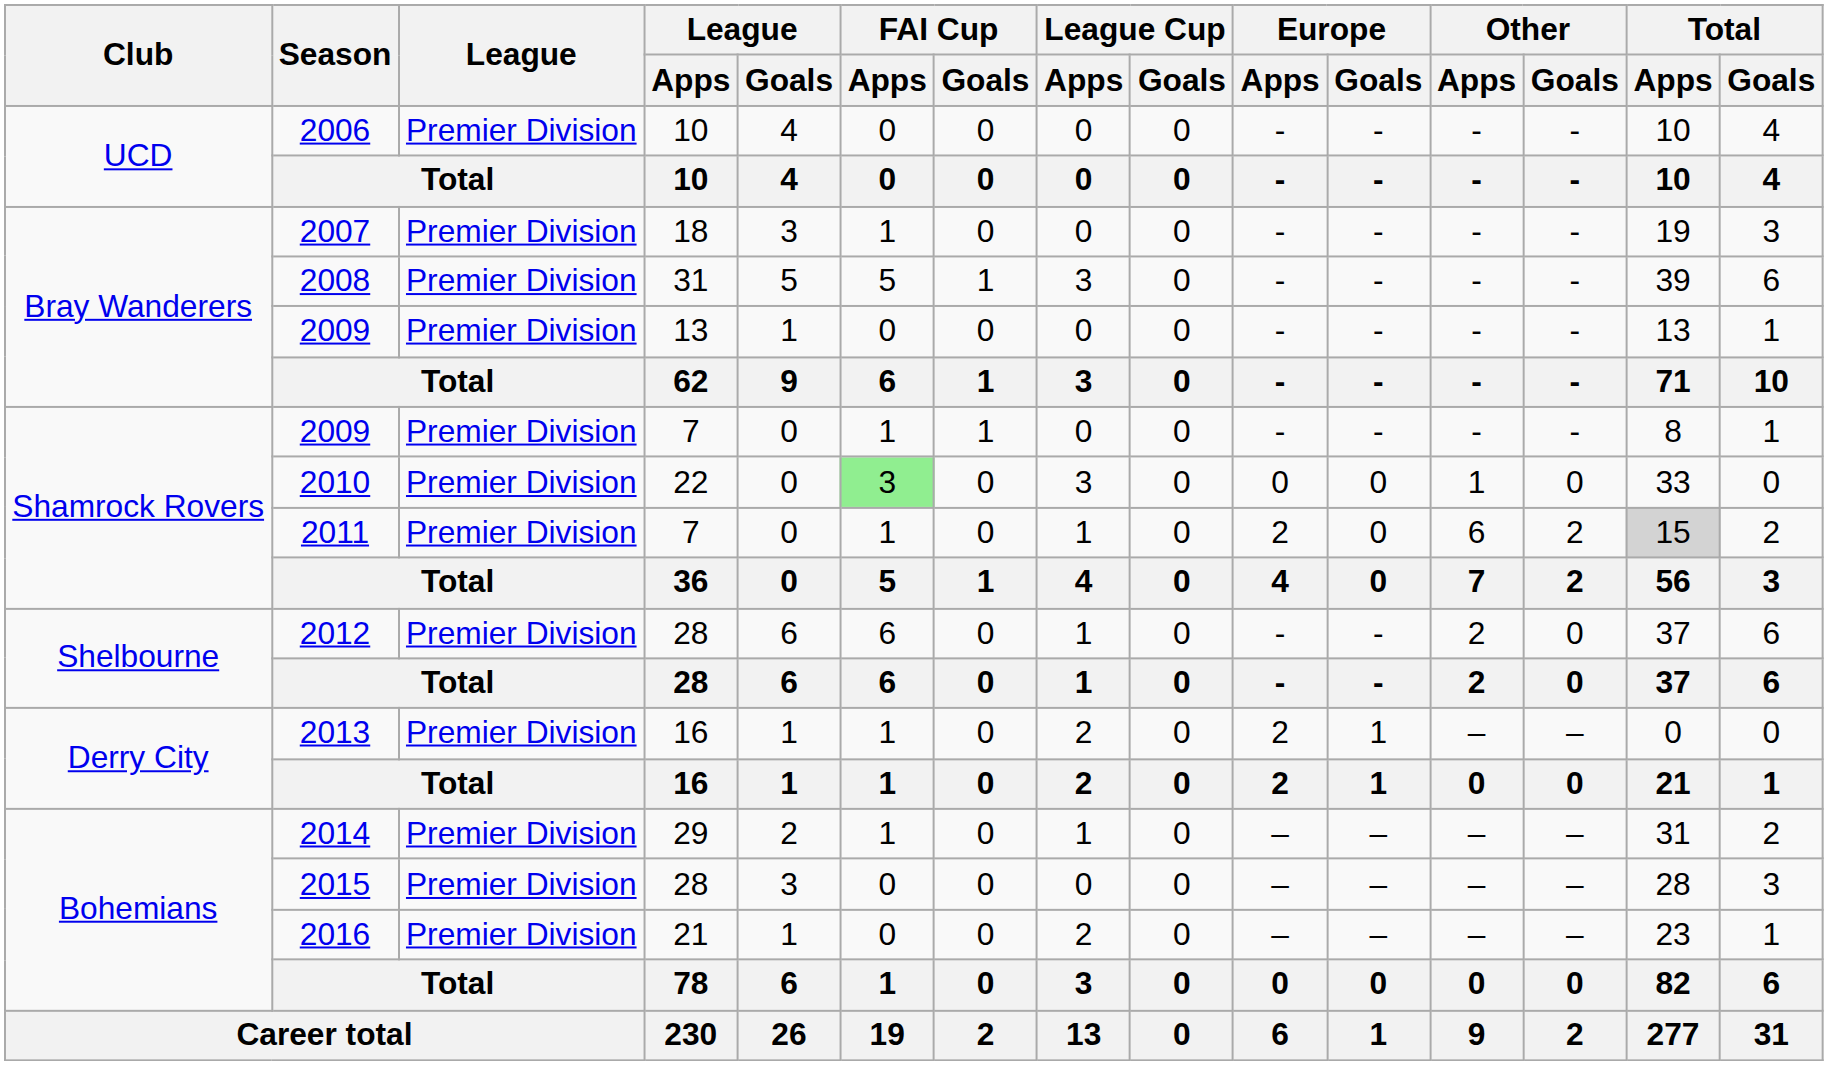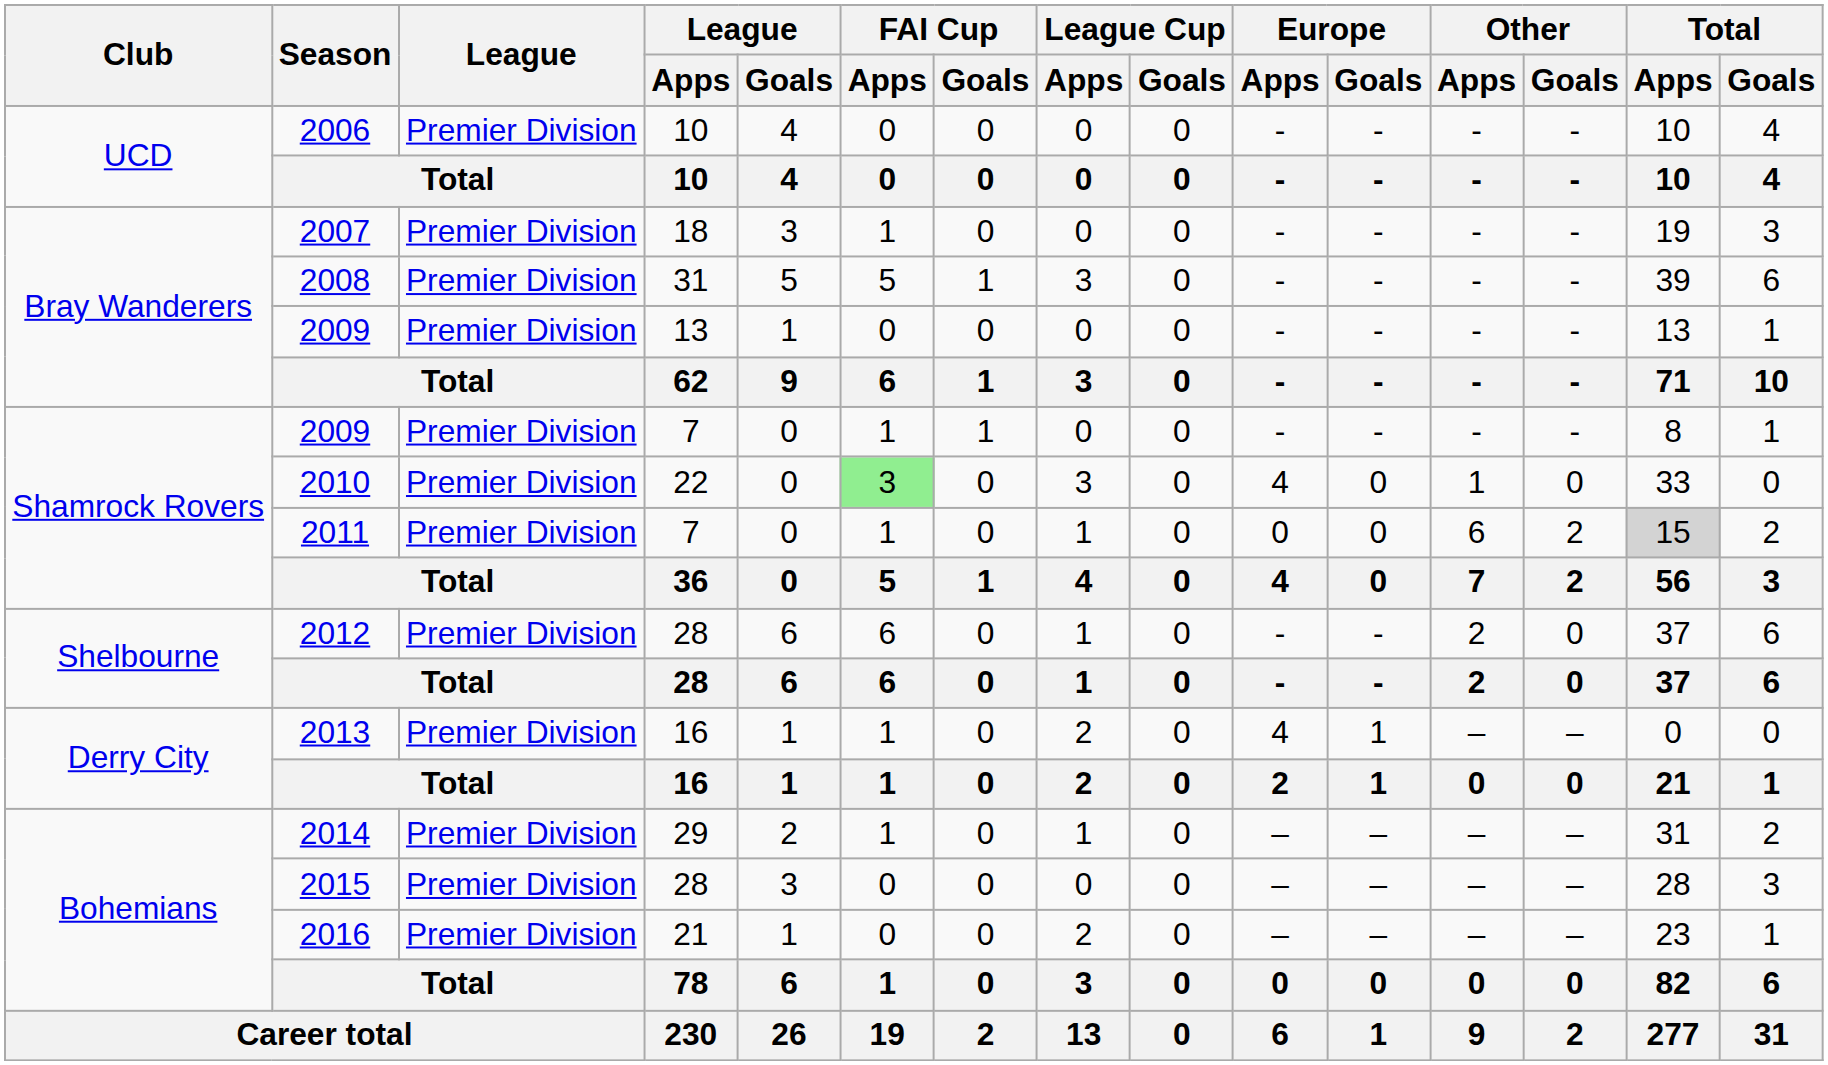(1280, 481) 0 -> (1280, 481) 4
(1280, 532) 2 -> (1280, 532) 0
(1280, 733) 2 -> (1280, 733) 4
